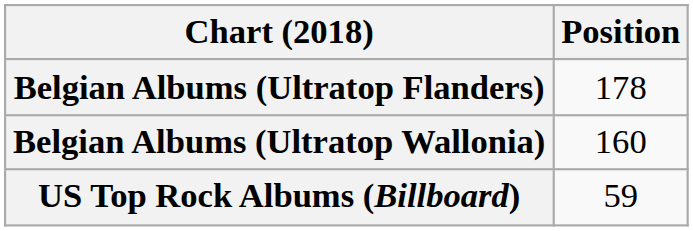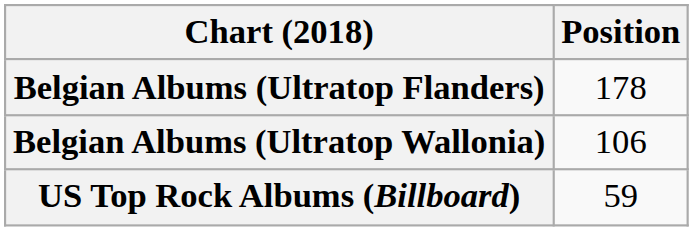(621, 141) 160 -> (621, 141) 106
